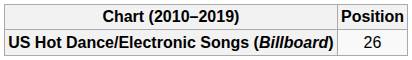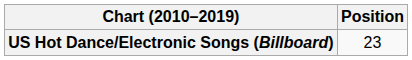(373, 42) 26 -> (373, 42) 23
